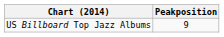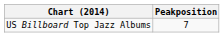(186, 25) 9 -> (186, 25) 7
